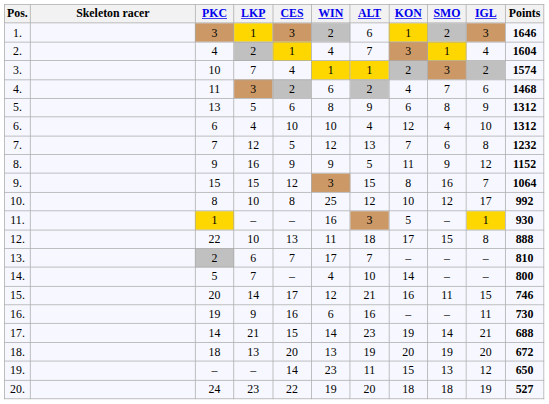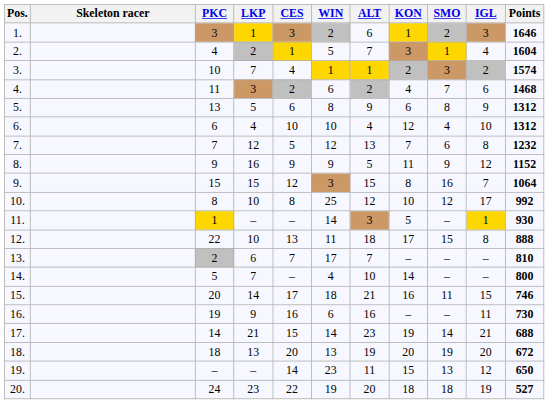(331, 51) 4 -> (331, 51) 5
(331, 220) 16 -> (331, 220) 14
(331, 295) 12 -> (331, 295) 18
